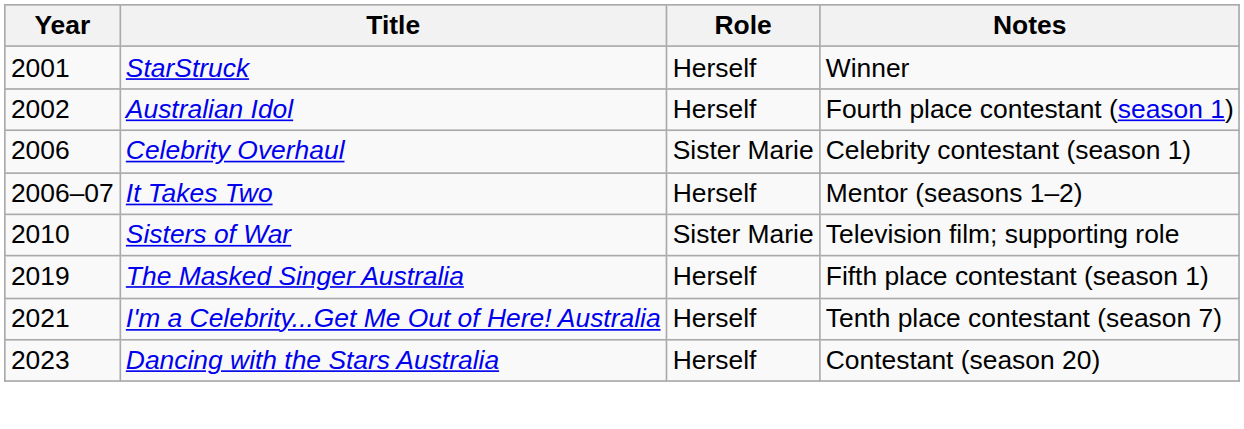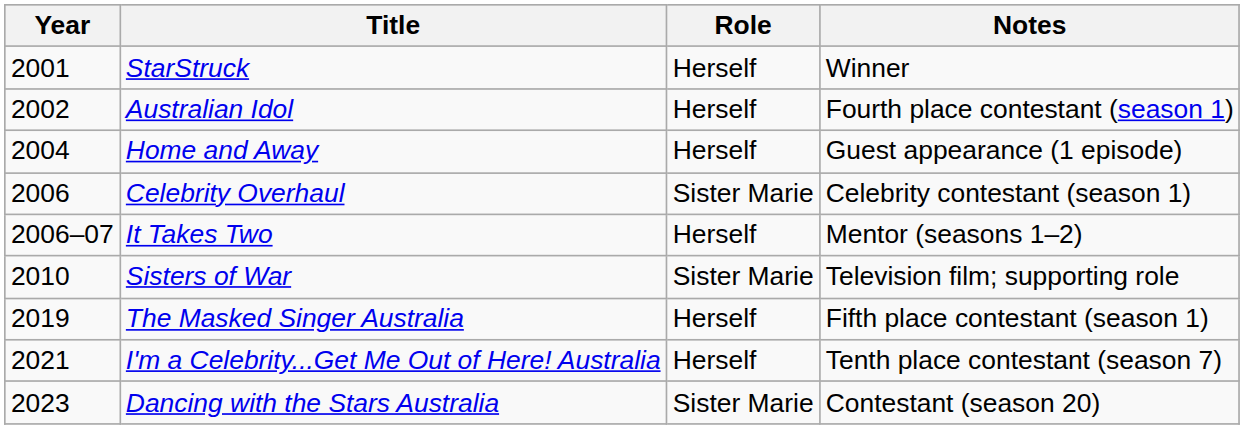+ row: (222, 151)
(715, 360) Herself -> (743, 402) Sister Marie
